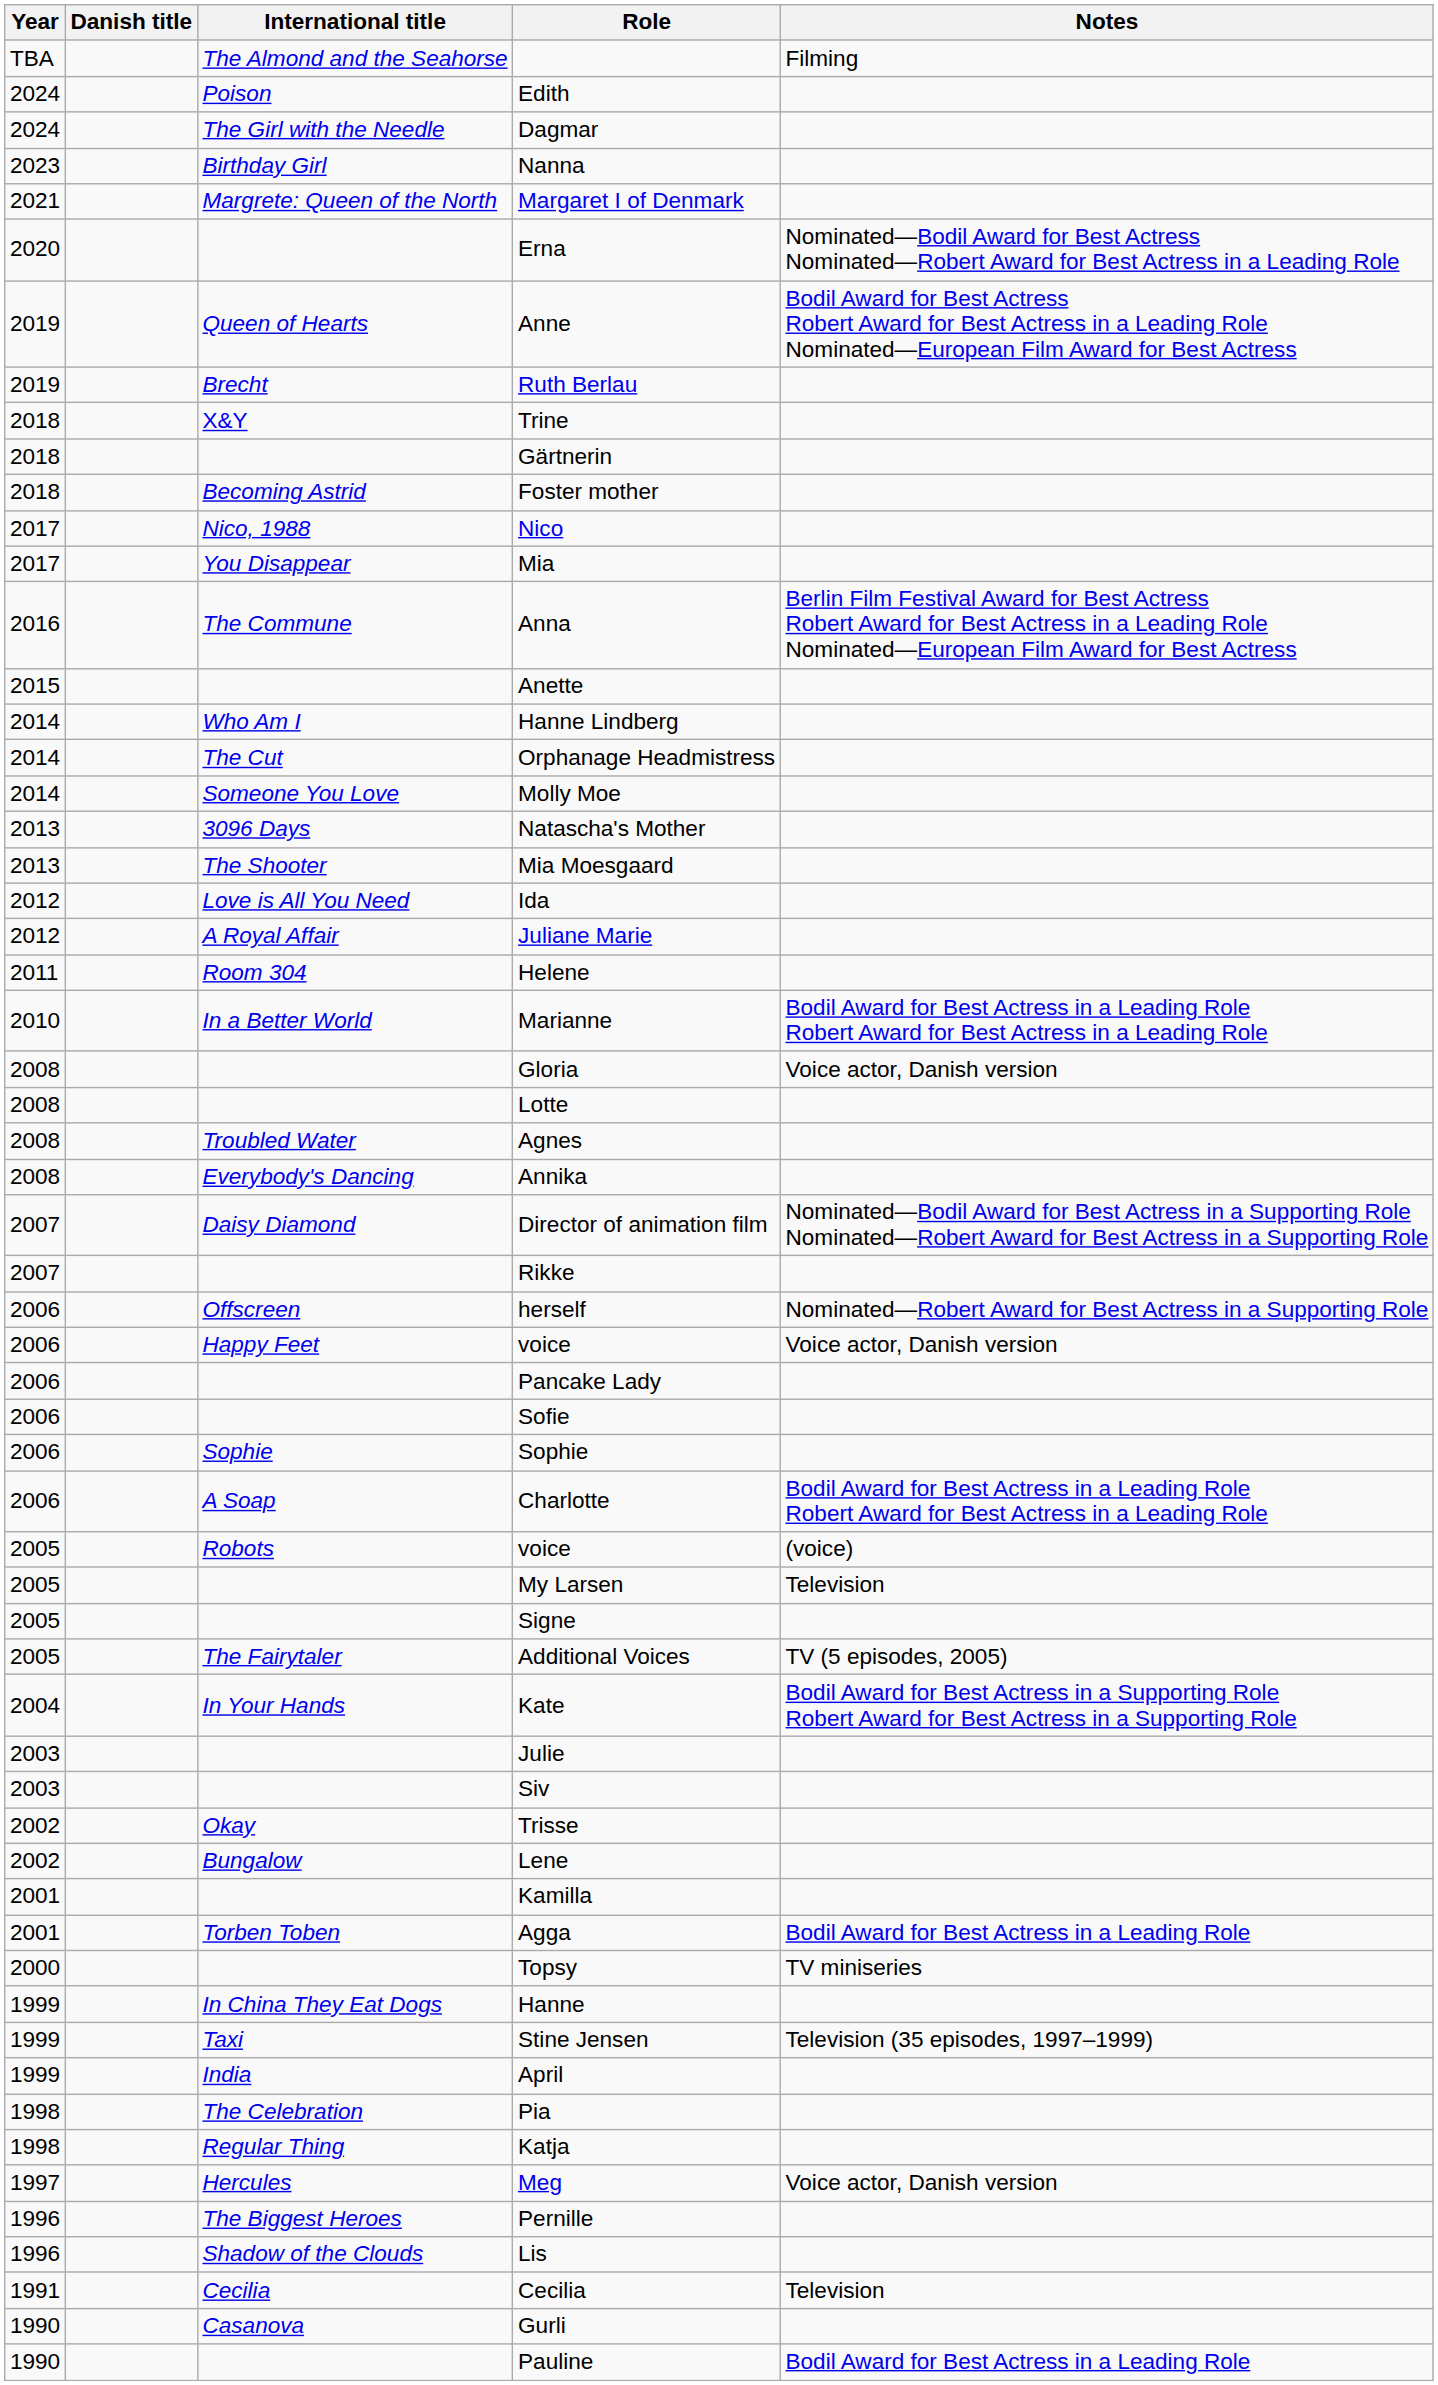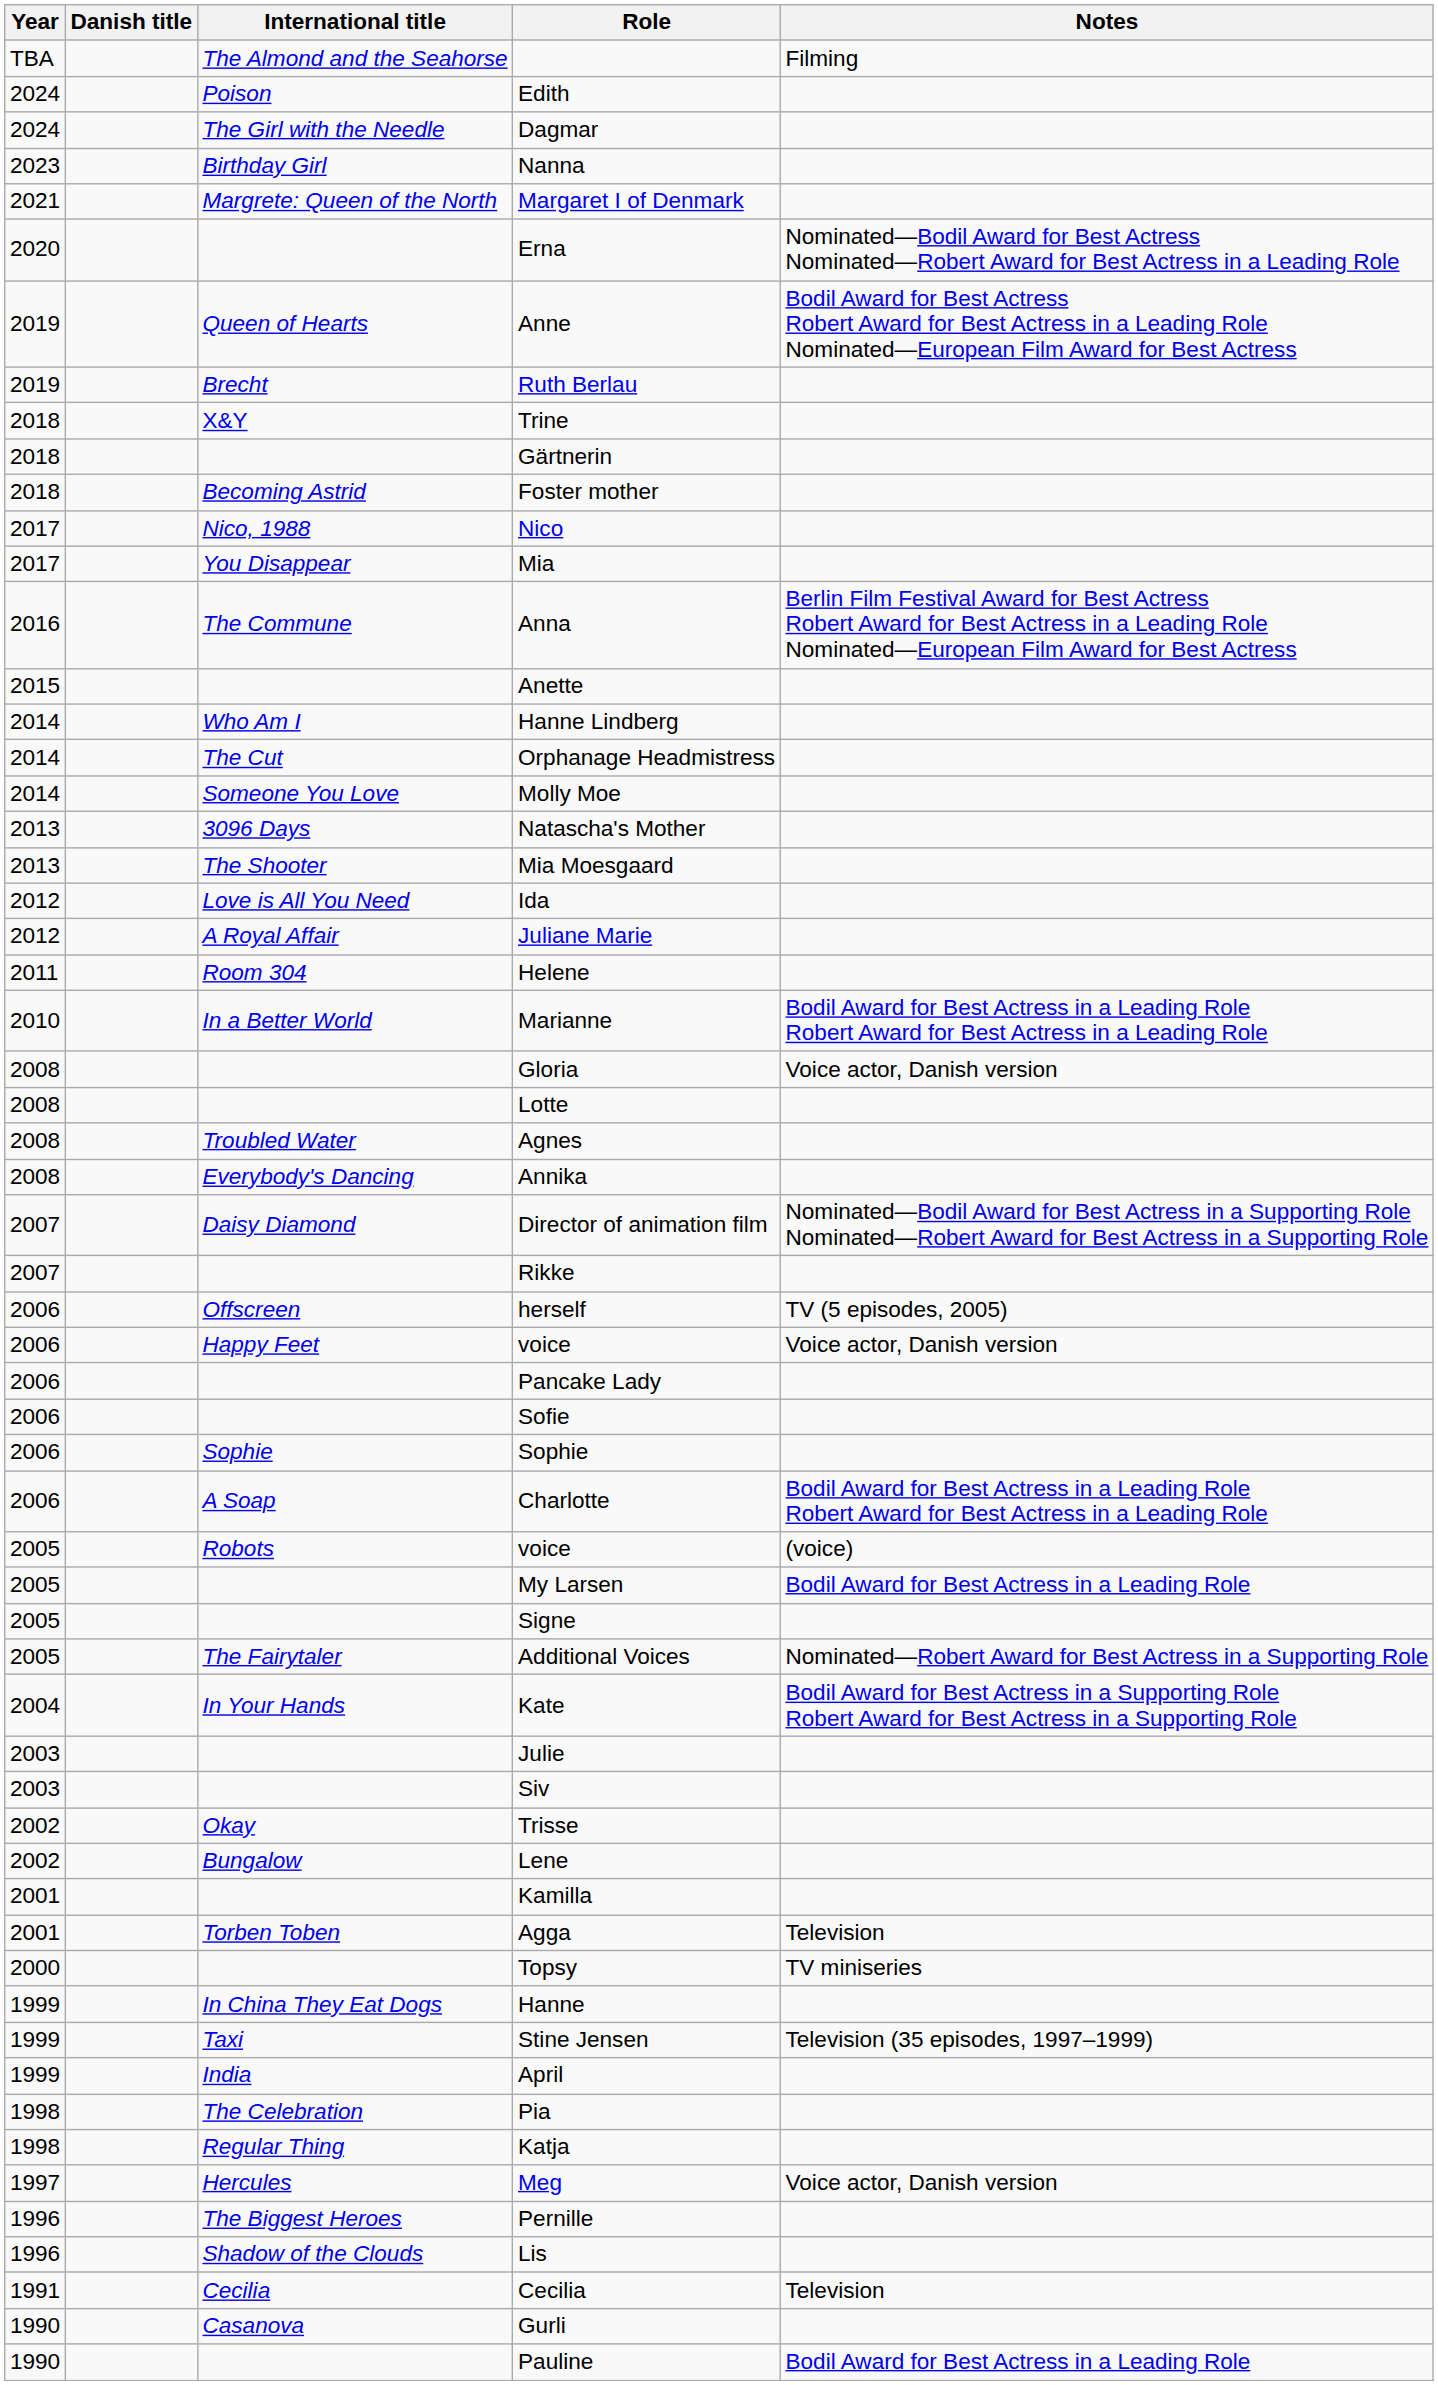(1107, 1309) Nominated—Robert Award for Best Actress in a Supporting Role -> (896, 1309) TV (5 episodes, 2005)
(835, 1585) Television -> (1018, 1585) Bodil Award for Best Actress in a Leading Role
(896, 1656) TV (5 episodes, 2005) -> (1107, 1656) Nominated—Robert Award for Best Actress in a Supporting Role
(1018, 1932) Bodil Award for Best Actress in a Leading Role -> (835, 1932) Television
